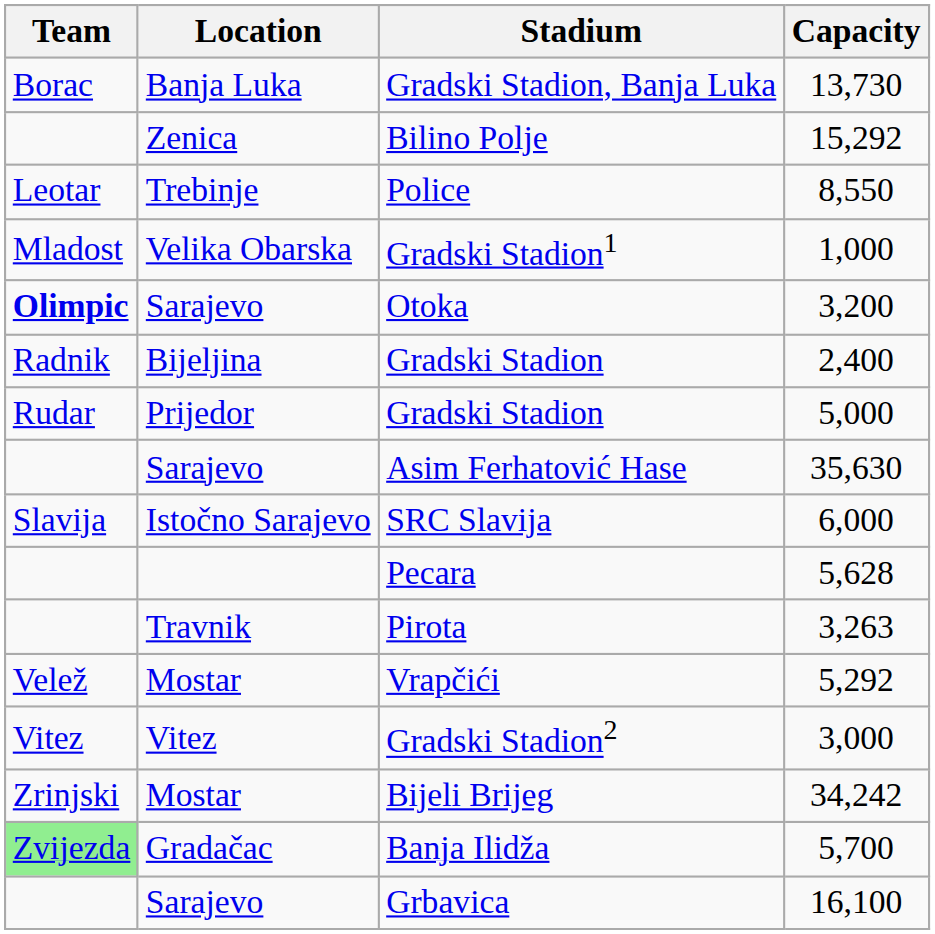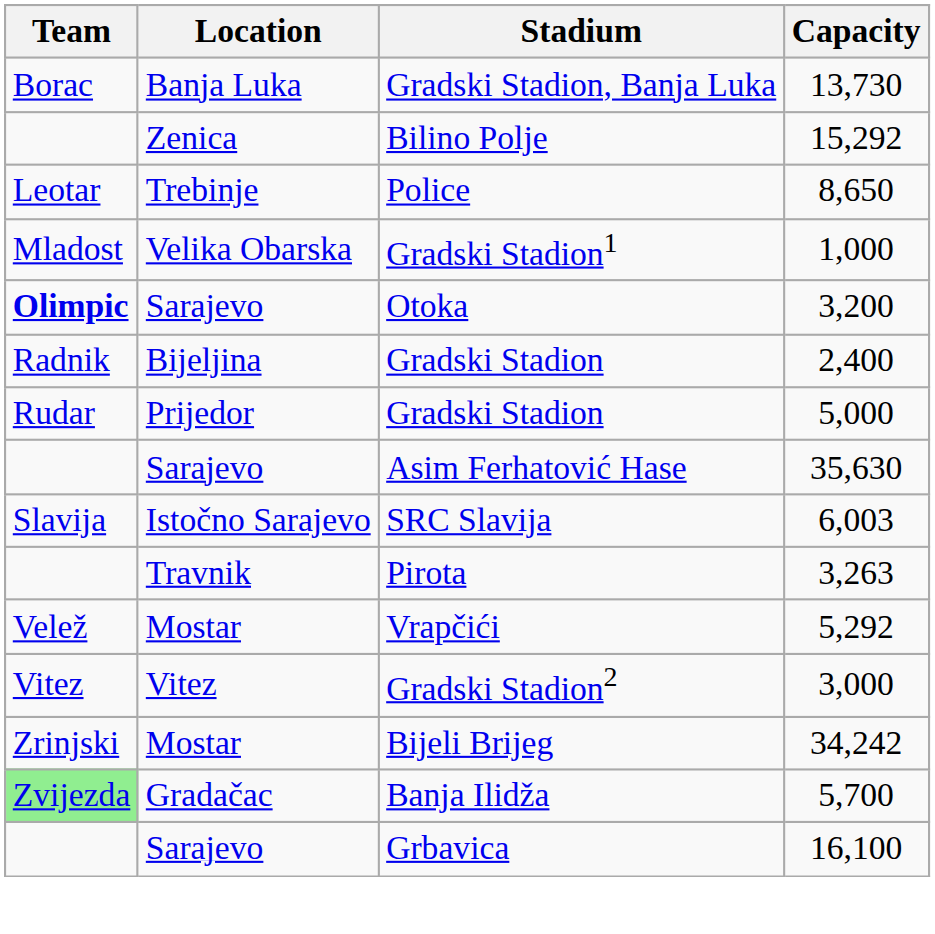(856, 191) 8,550 -> (856, 191) 8,650
(856, 519) 6,000 -> (856, 519) 6,003
- row: (258, 574)
